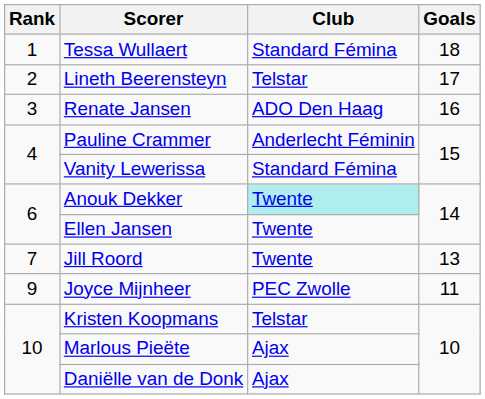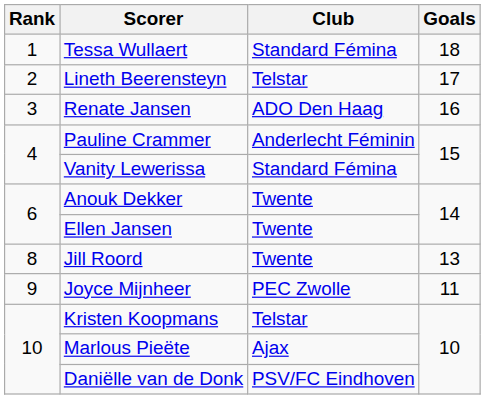(282, 199) paleturquoise background -> (282, 199) no background
(32, 259) 7 -> (32, 259) 8
(270, 378) Ajax -> (333, 378) PSV/FC Eindhoven
